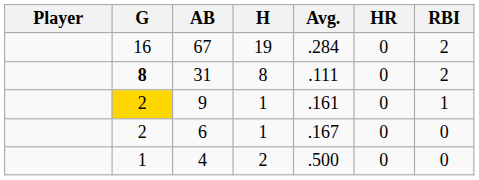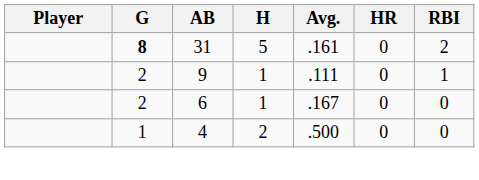- row: (203, 47)
(263, 75) 8 -> (263, 47) 5
(323, 75) .111 -> (323, 47) .161
(142, 103) gold background -> (142, 75) no background
(323, 103) .161 -> (323, 75) .111
